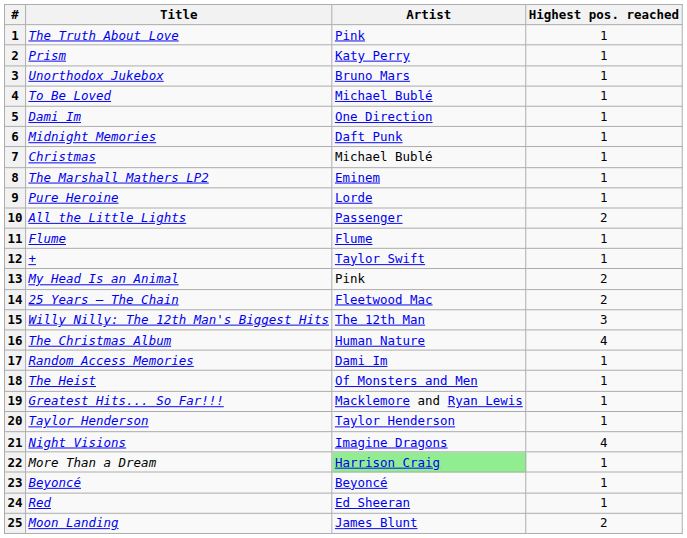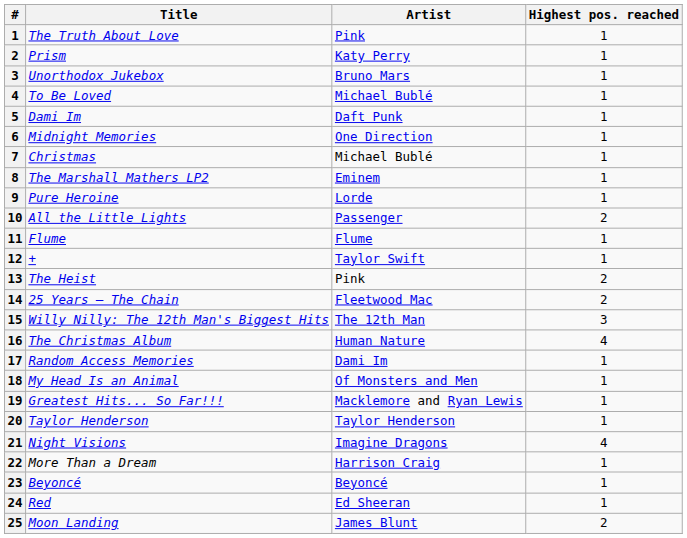(384, 116) One Direction -> (369, 116) Daft Punk
(369, 137) Daft Punk -> (384, 137) One Direction
(104, 279) My Head Is an Animal -> (62, 279) The Heist
(62, 381) The Heist -> (104, 381) My Head Is an Animal
(388, 462) lightgreen background -> (388, 462) no background
